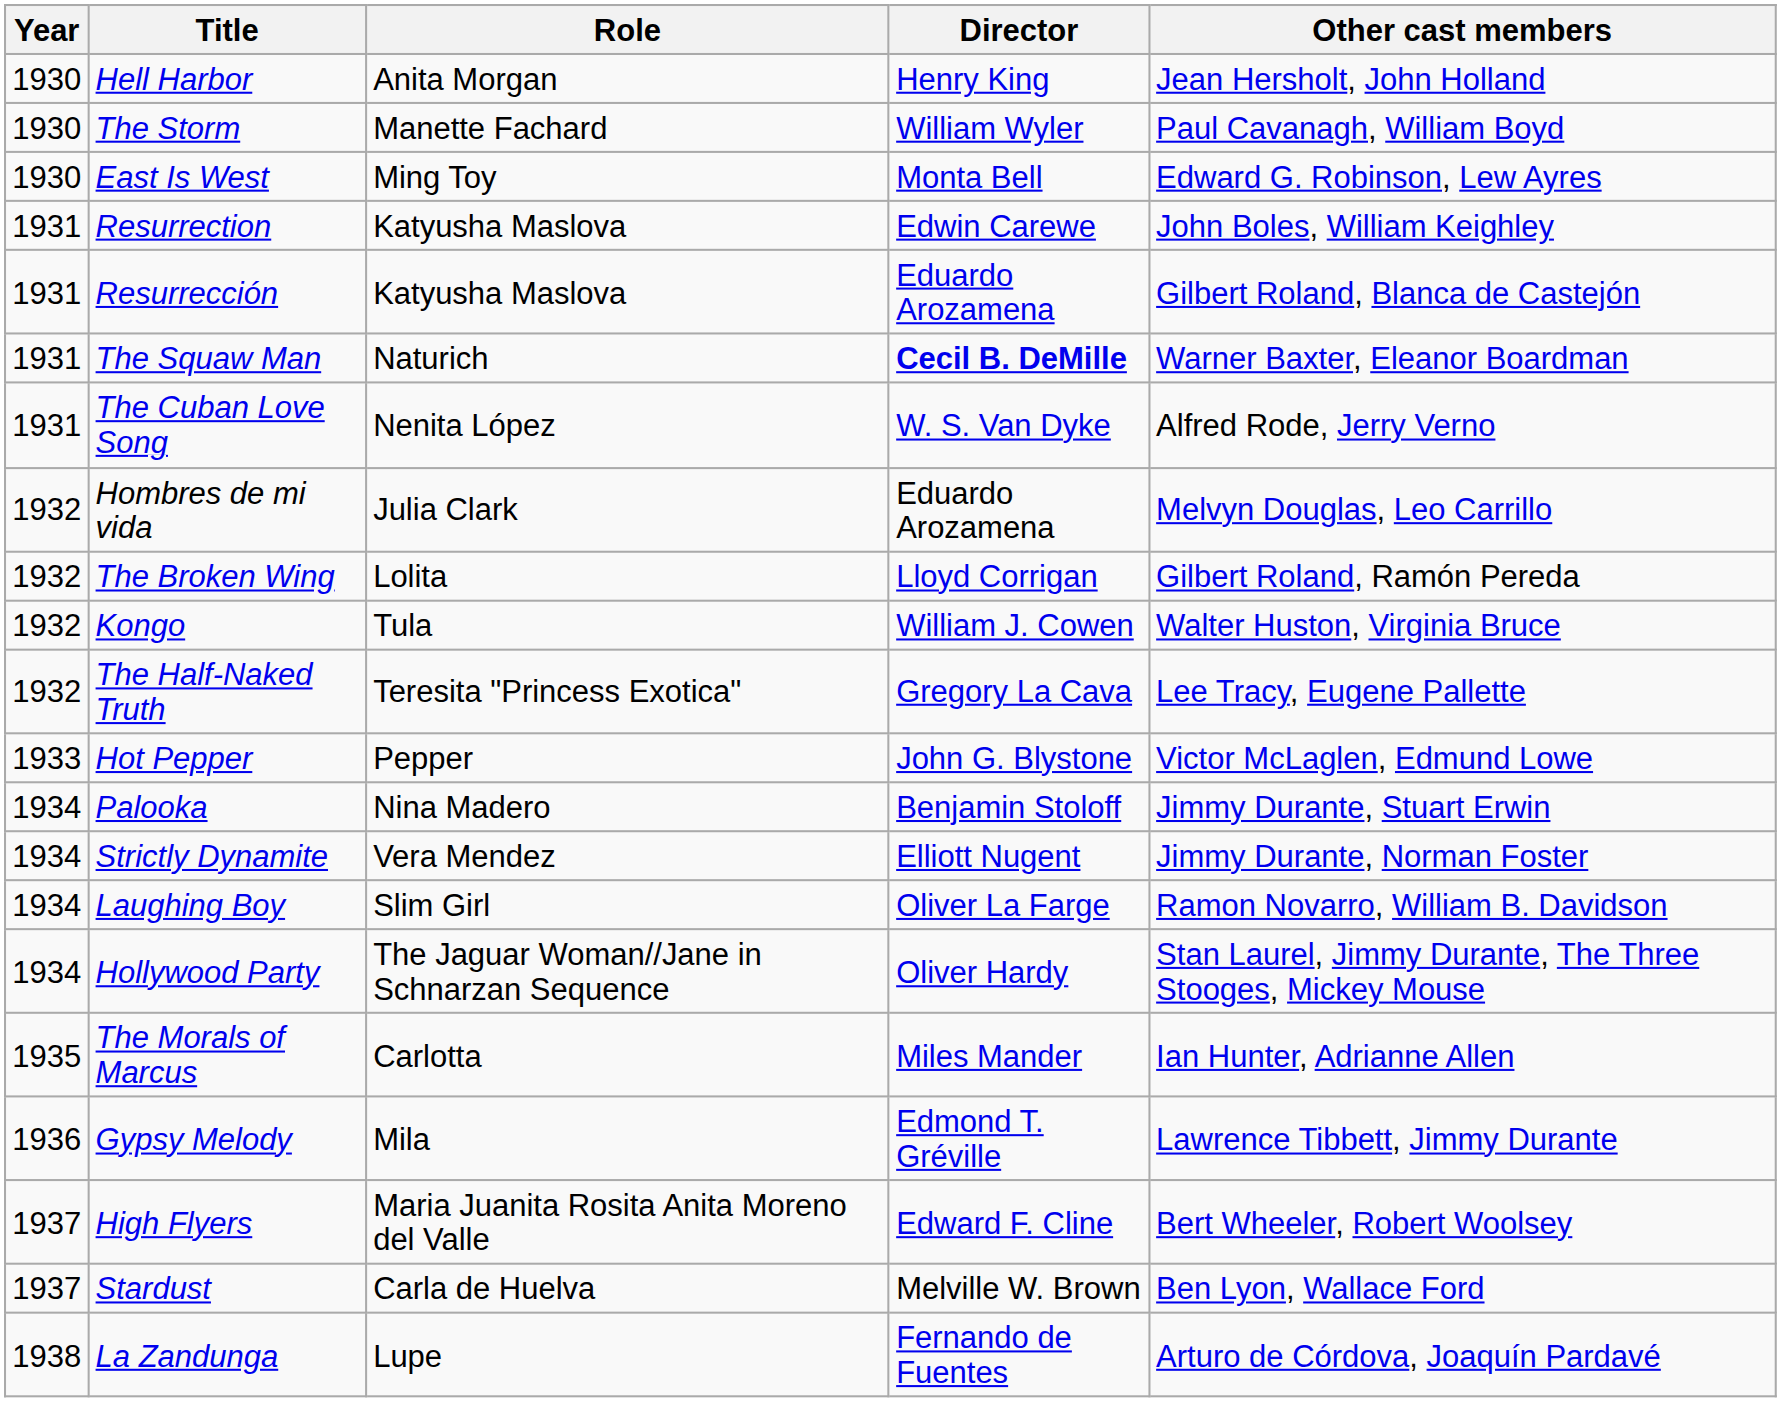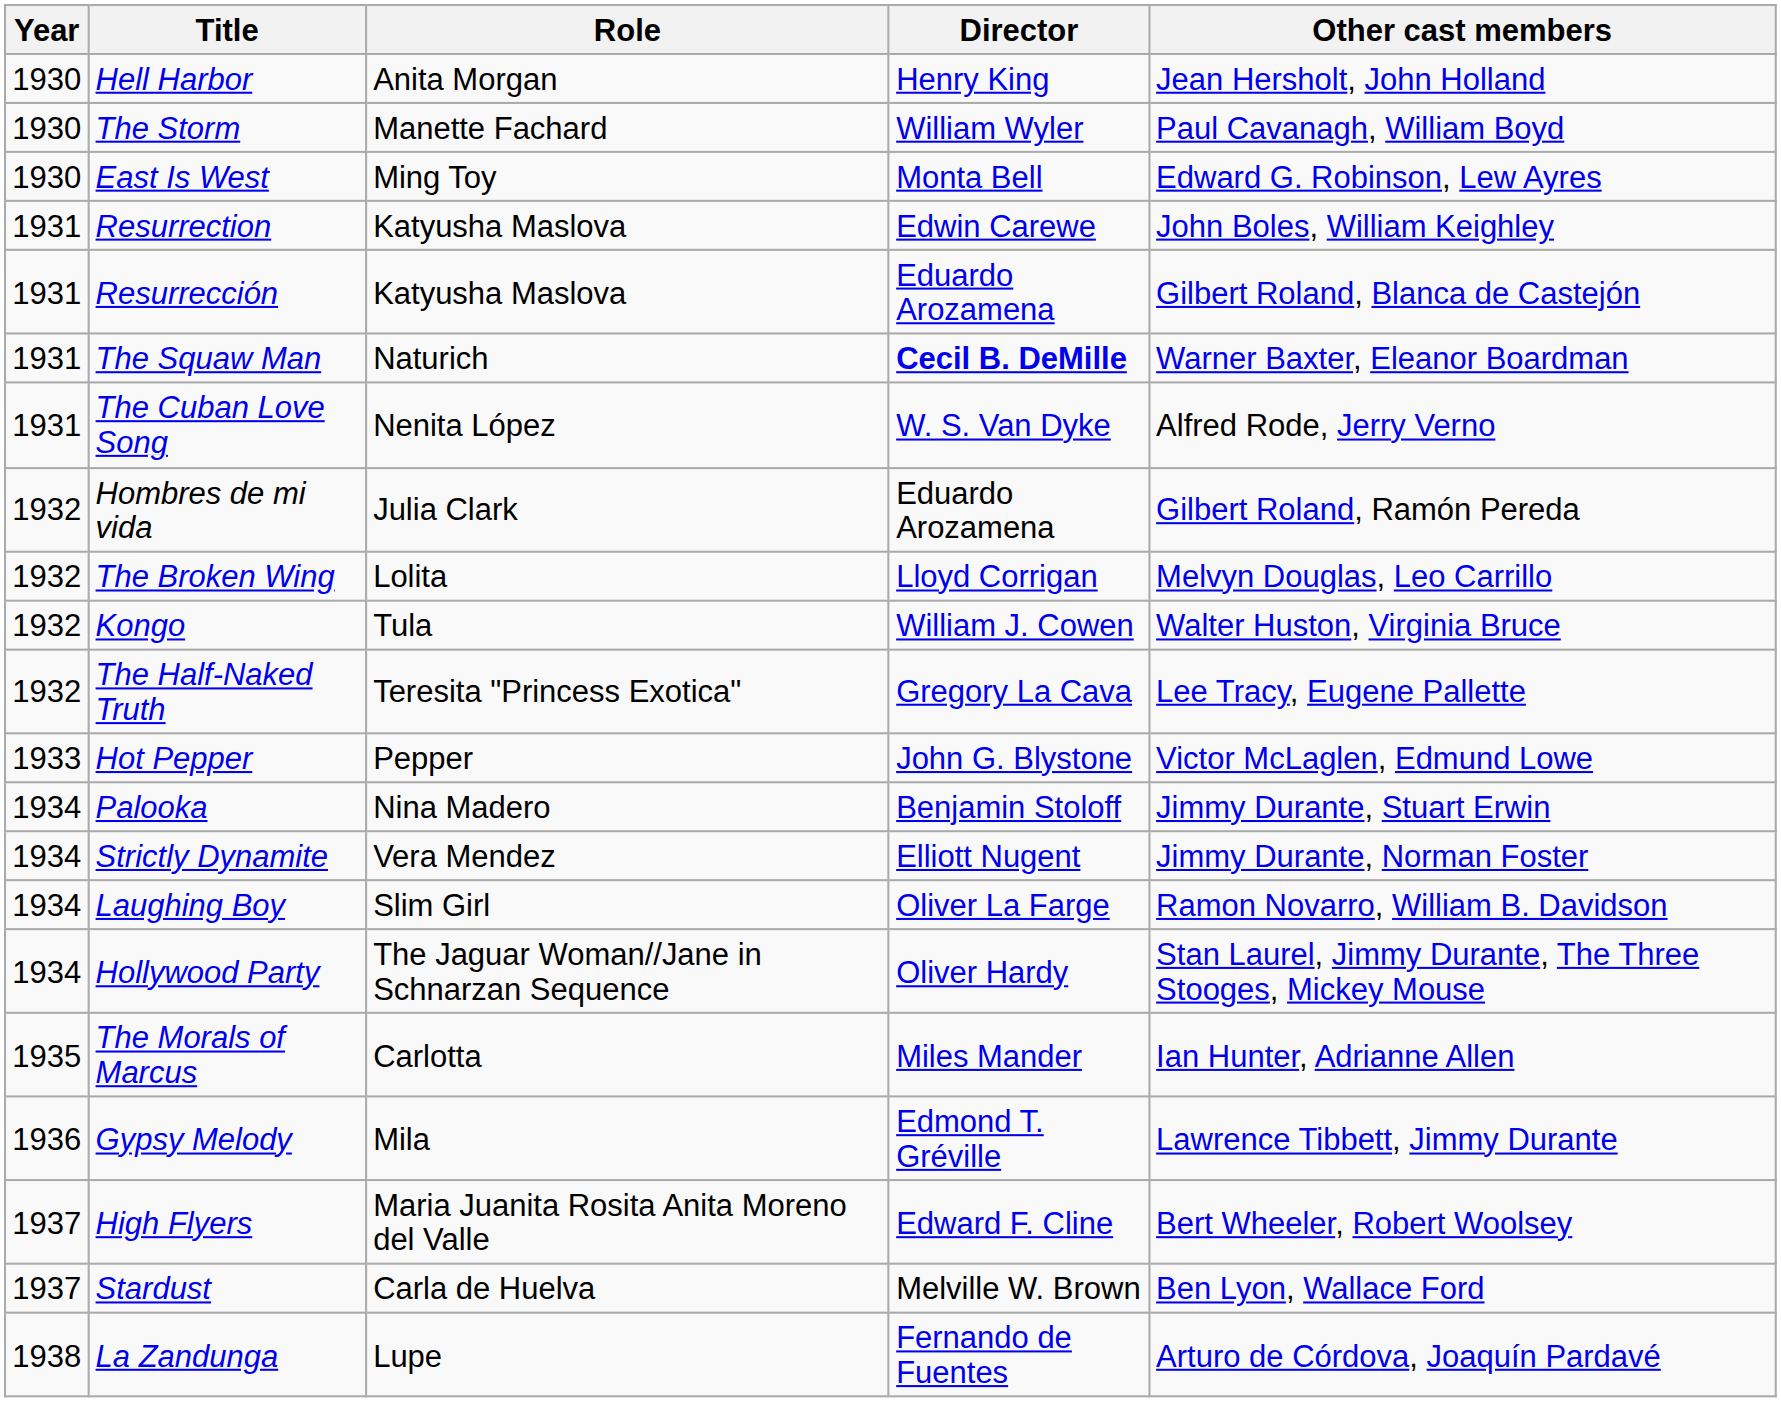(1354, 509) Melvyn Douglas, Leo Carrillo -> (1368, 509) Gilbert Roland, Ramón Pereda
(1368, 576) Gilbert Roland, Ramón Pereda -> (1354, 576) Melvyn Douglas, Leo Carrillo
